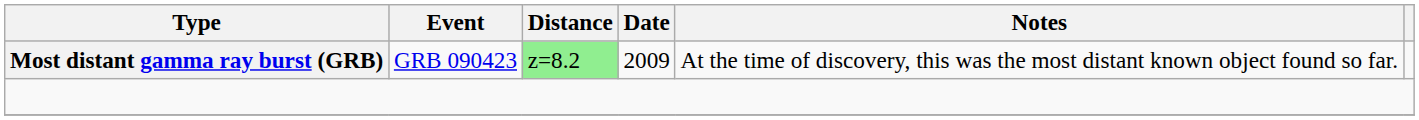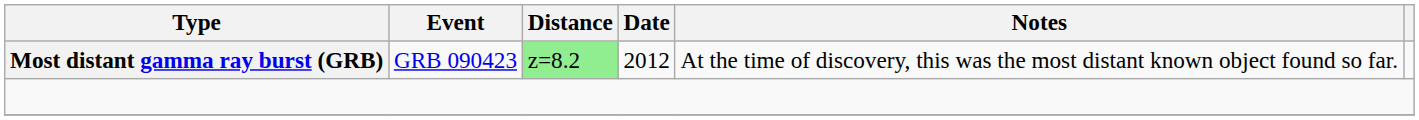(647, 59) 2009 -> (647, 59) 2012
